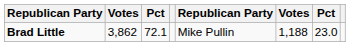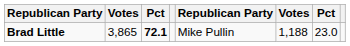(122, 32) 3,862 -> (122, 32) 3,865
(156, 32) normal -> (156, 32) bold
